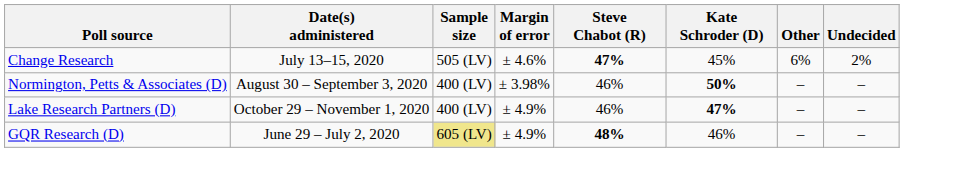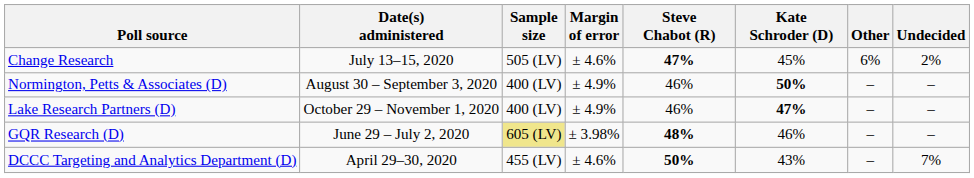(524, 85) ± 3.98% -> (594, 85) ± 4.9%
(524, 134) ± 4.9% -> (594, 134) ± 3.98%
+ row: (152, 159)
